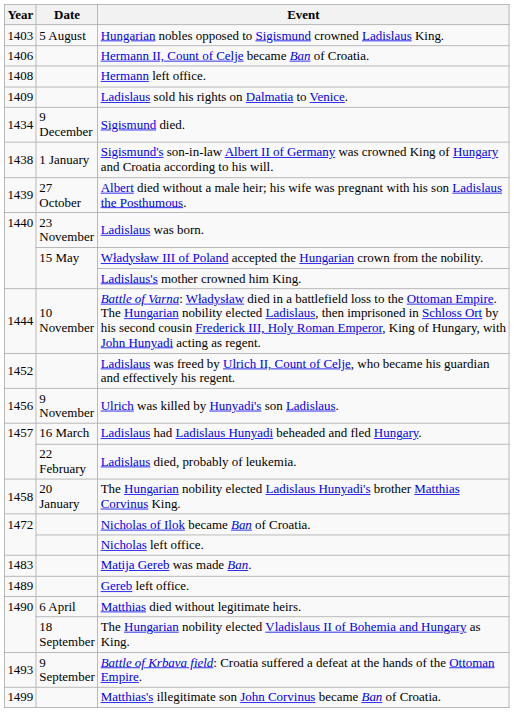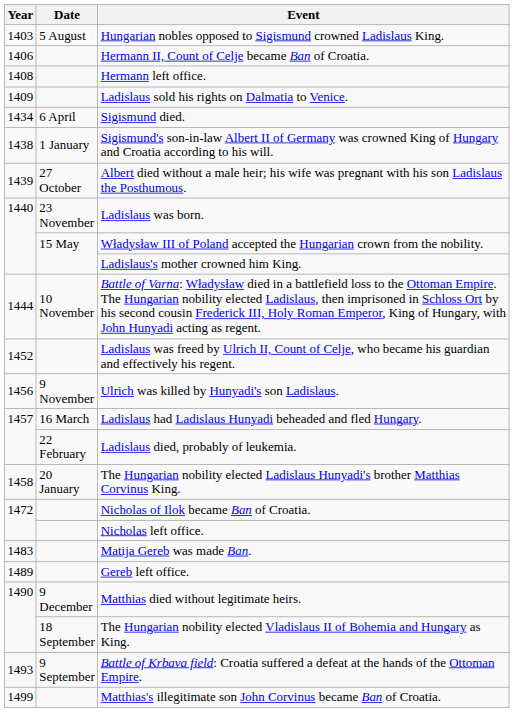(66, 124) 9 December -> (57, 117) 6 April
(57, 606) 6 April -> (66, 599) 9 December
